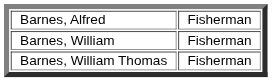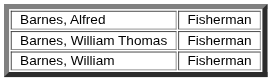rows swapped: (67, 40) <-> (94, 61)
